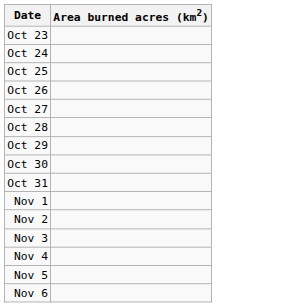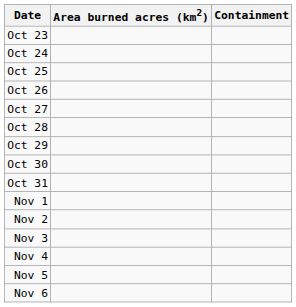+ column: (252, 15)
